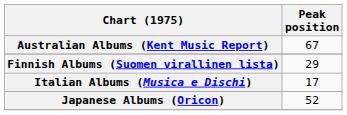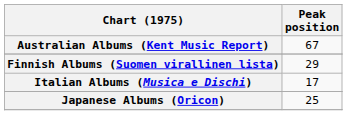(312, 100) 52 -> (312, 100) 25
